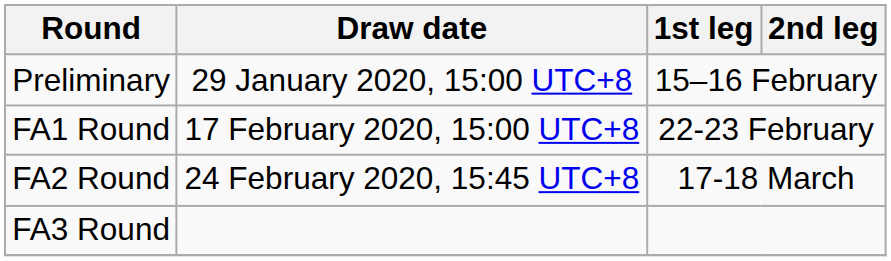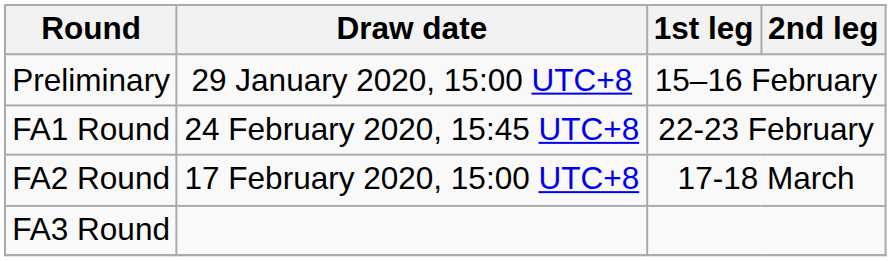(412, 129) 17 February 2020, 15:00 UTC+8 -> (412, 129) 24 February 2020, 15:45 UTC+8
(412, 179) 24 February 2020, 15:45 UTC+8 -> (412, 179) 17 February 2020, 15:00 UTC+8
